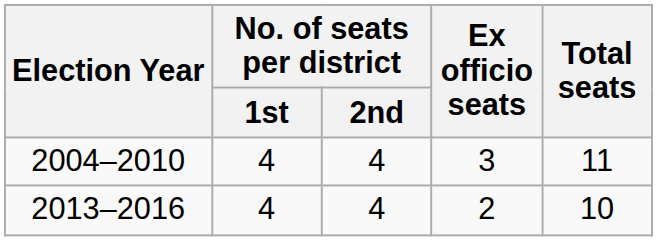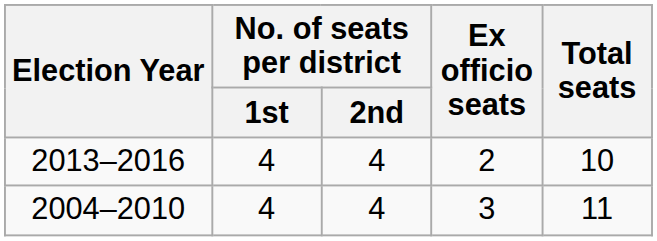rows swapped: (108, 160) <-> (108, 209)
